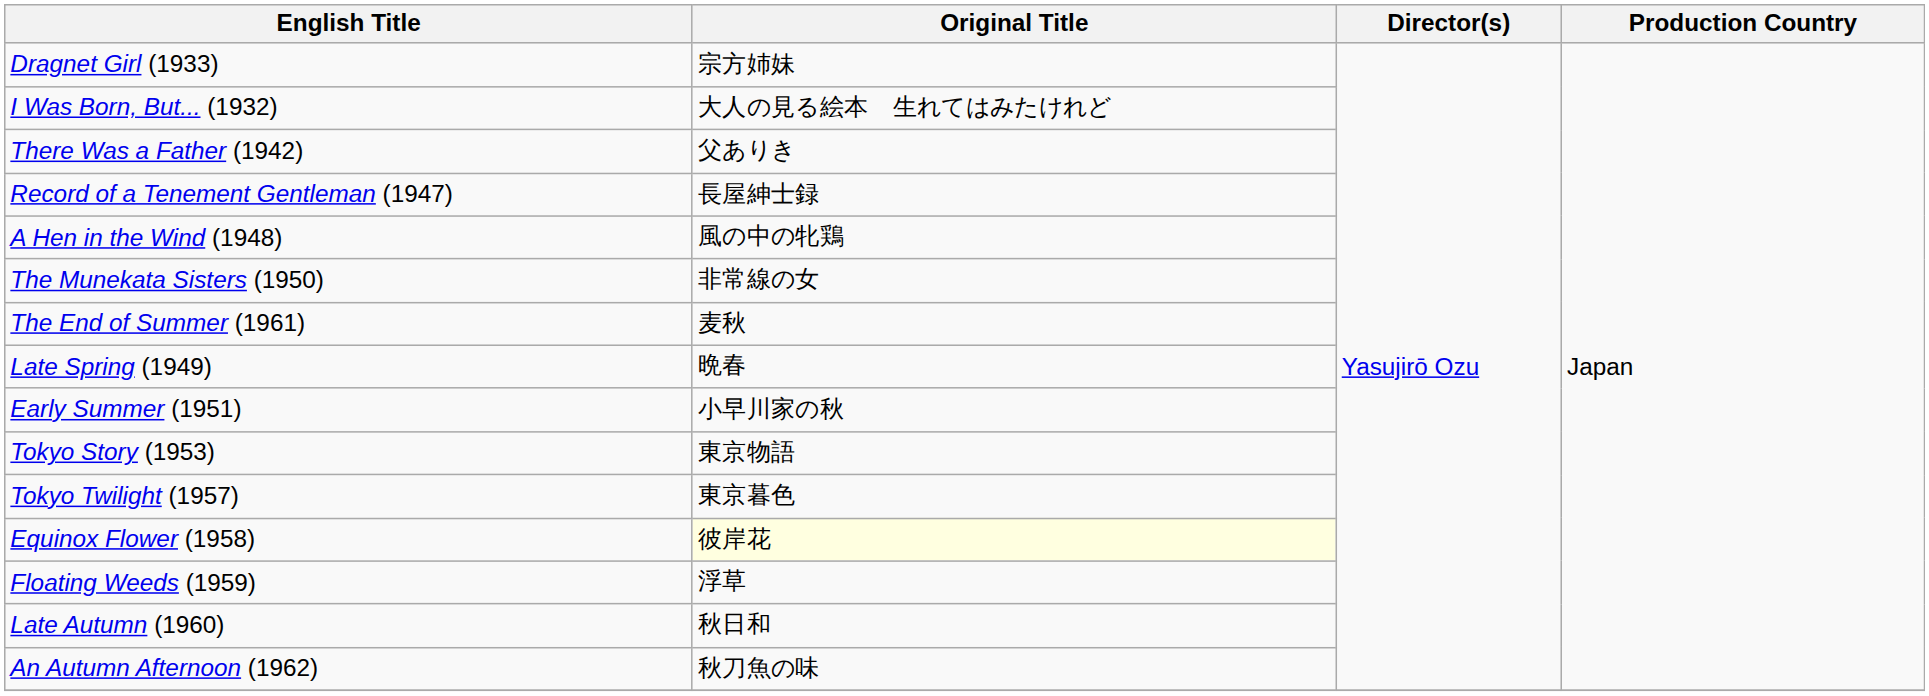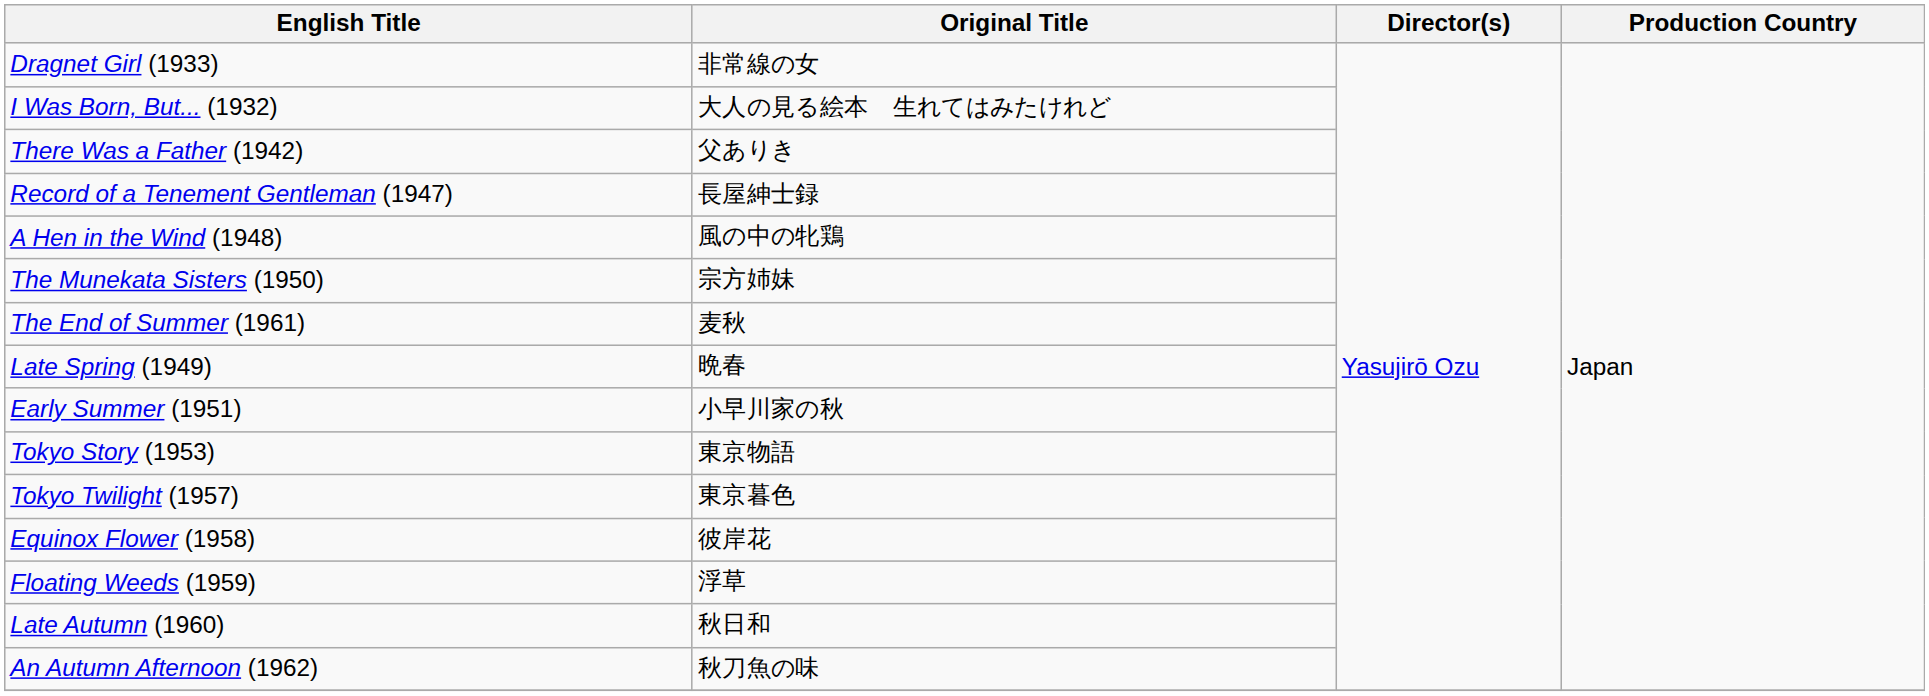(747, 63) 宗方姉妹 -> (759, 63) 非常線の女
(759, 279) 非常線の女 -> (747, 279) 宗方姉妹
(735, 538) lightyellow background -> (735, 538) no background
